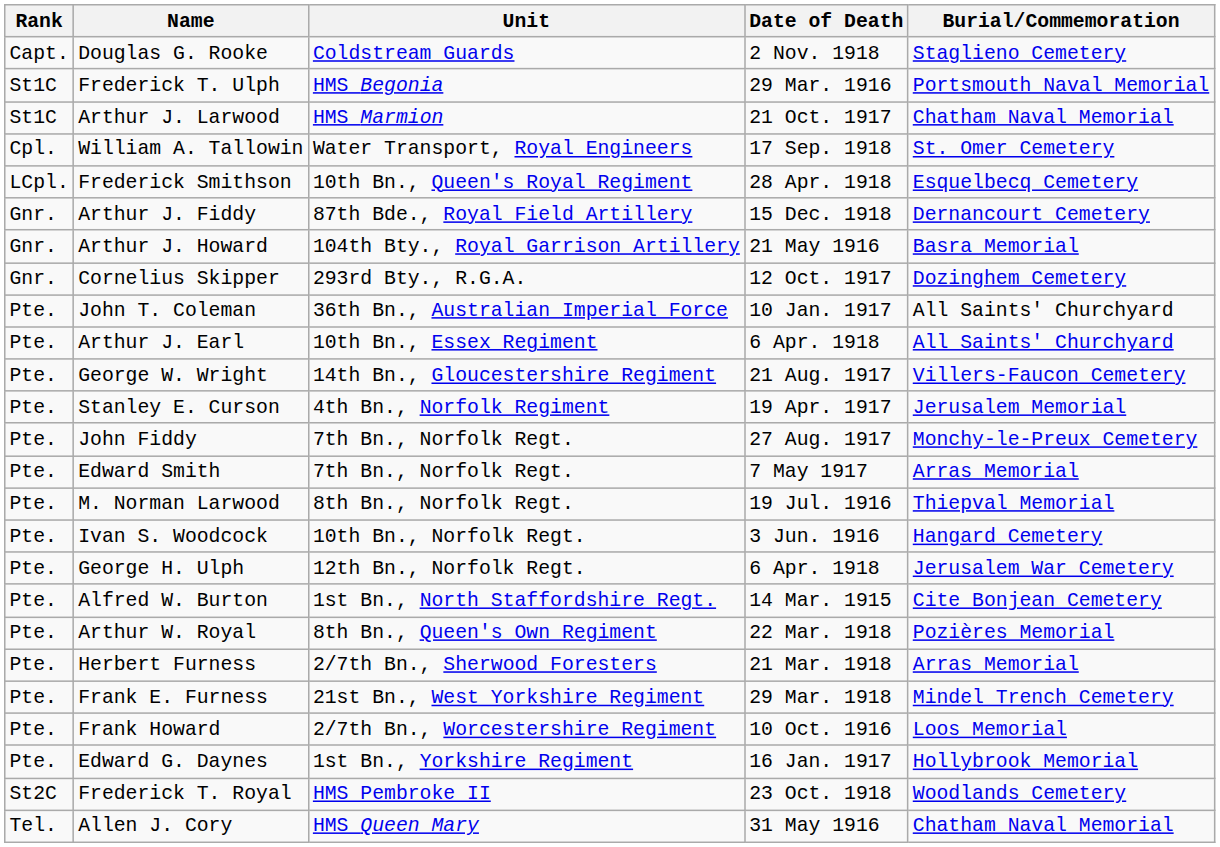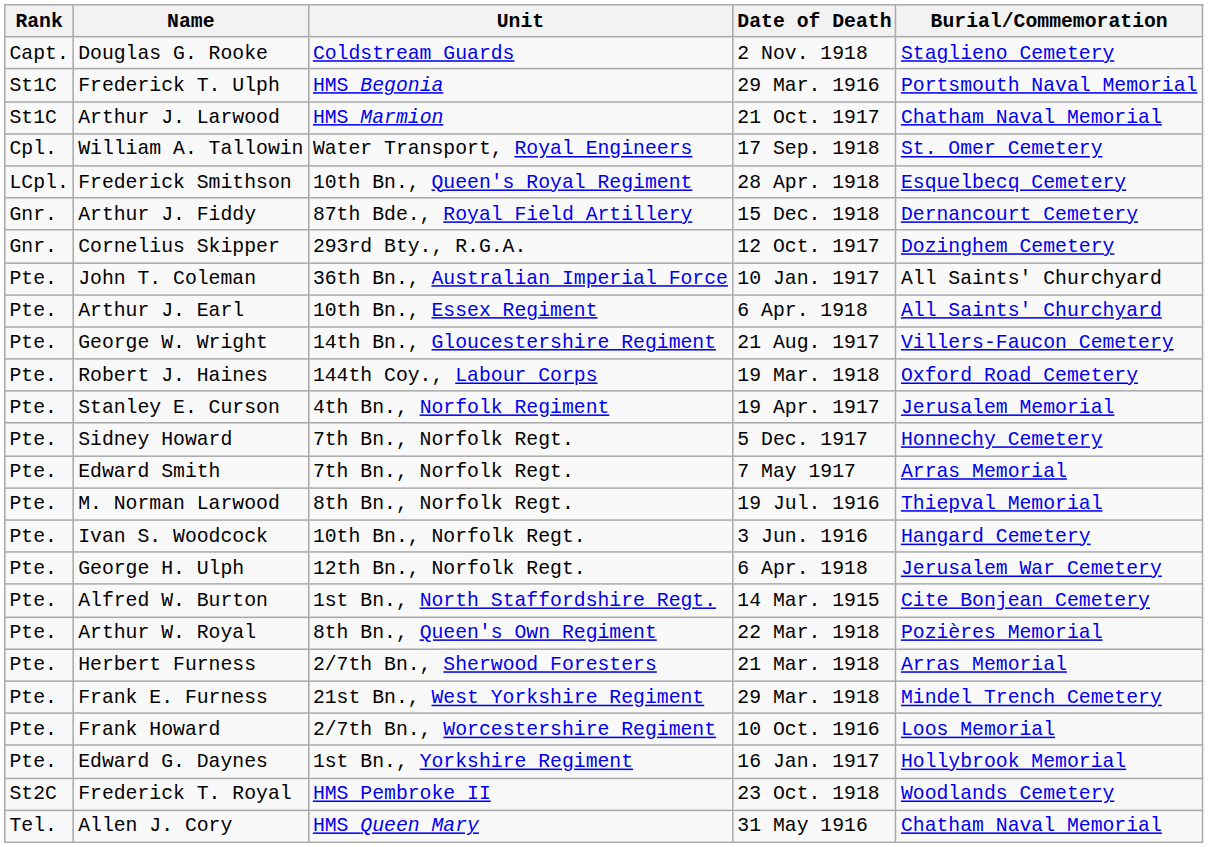- row: (173, 246)
+ row: (173, 375)
- row: (137, 440)
+ row: (155, 440)
